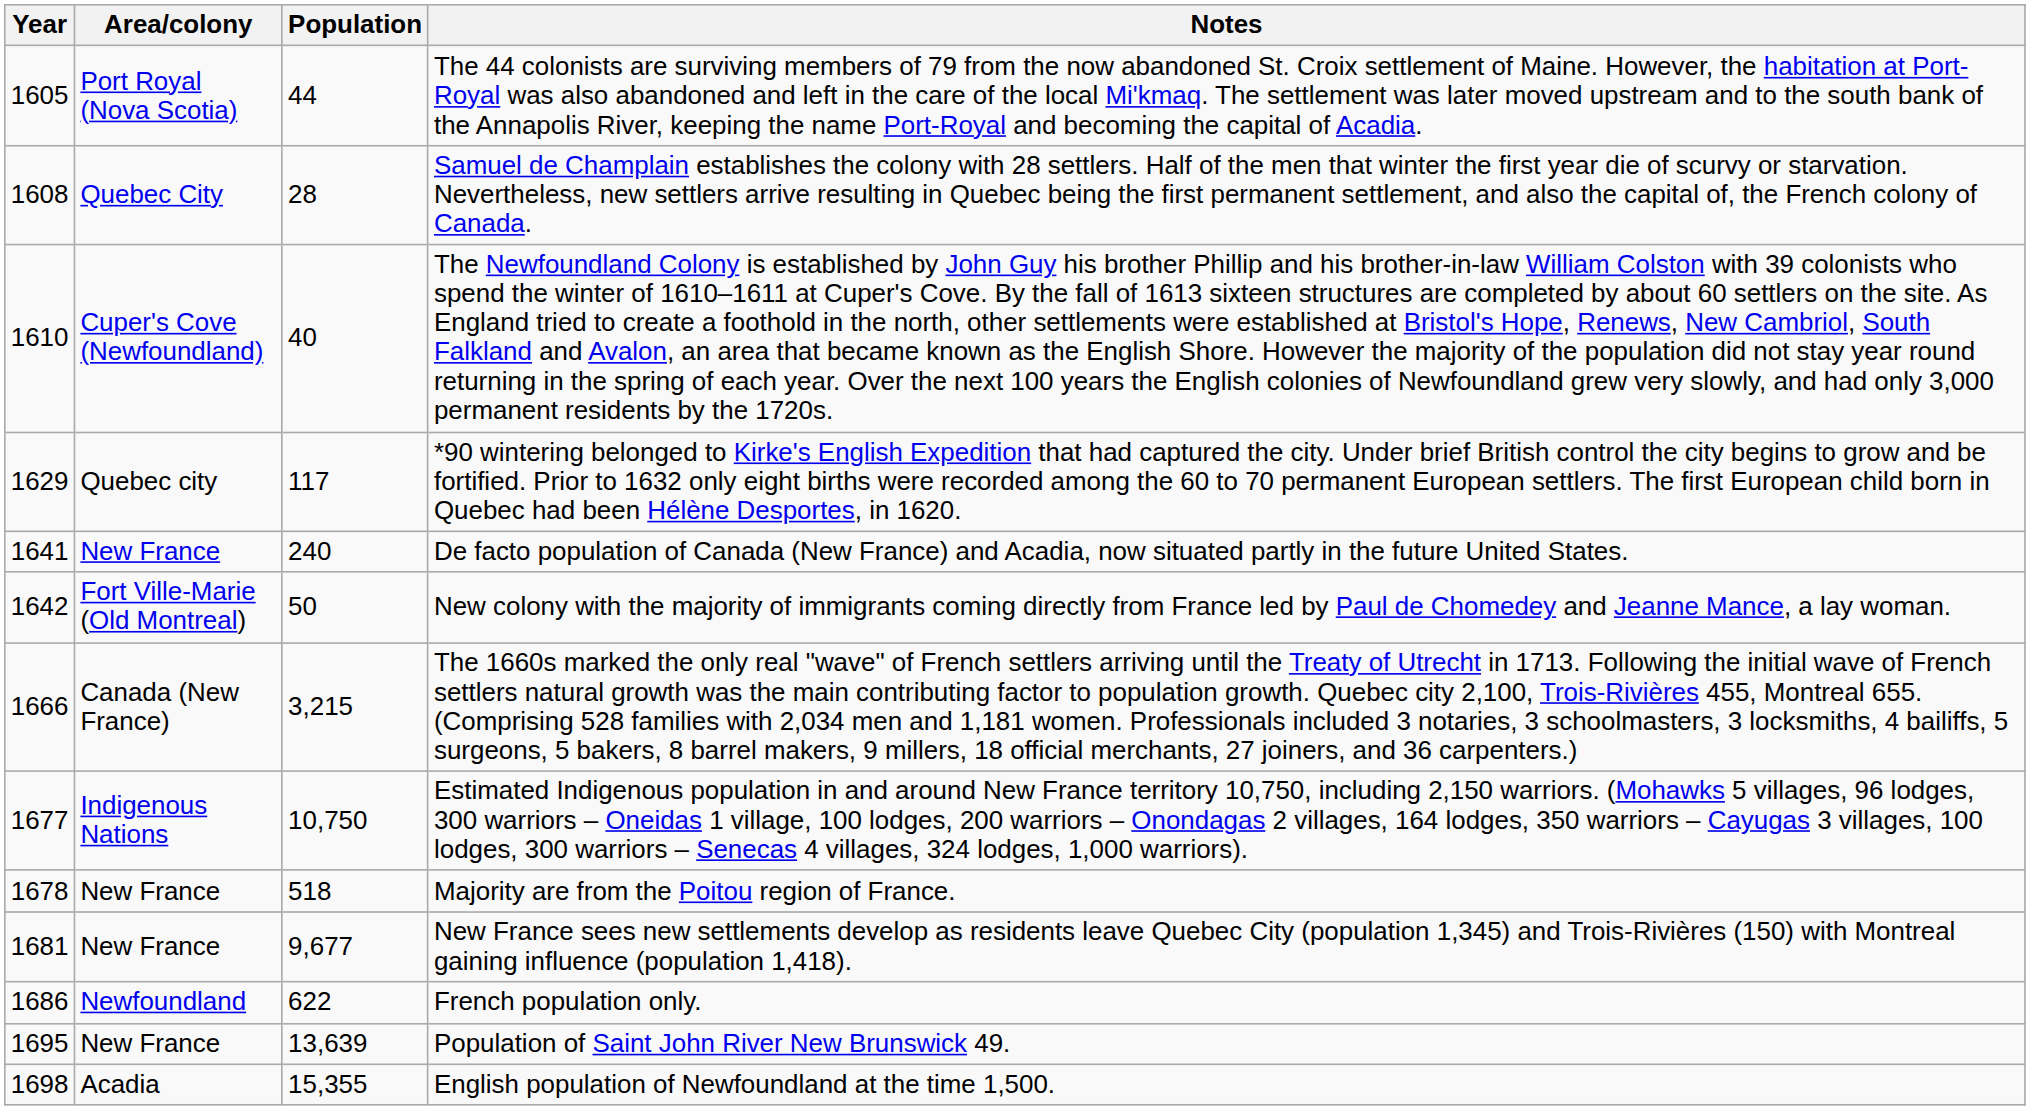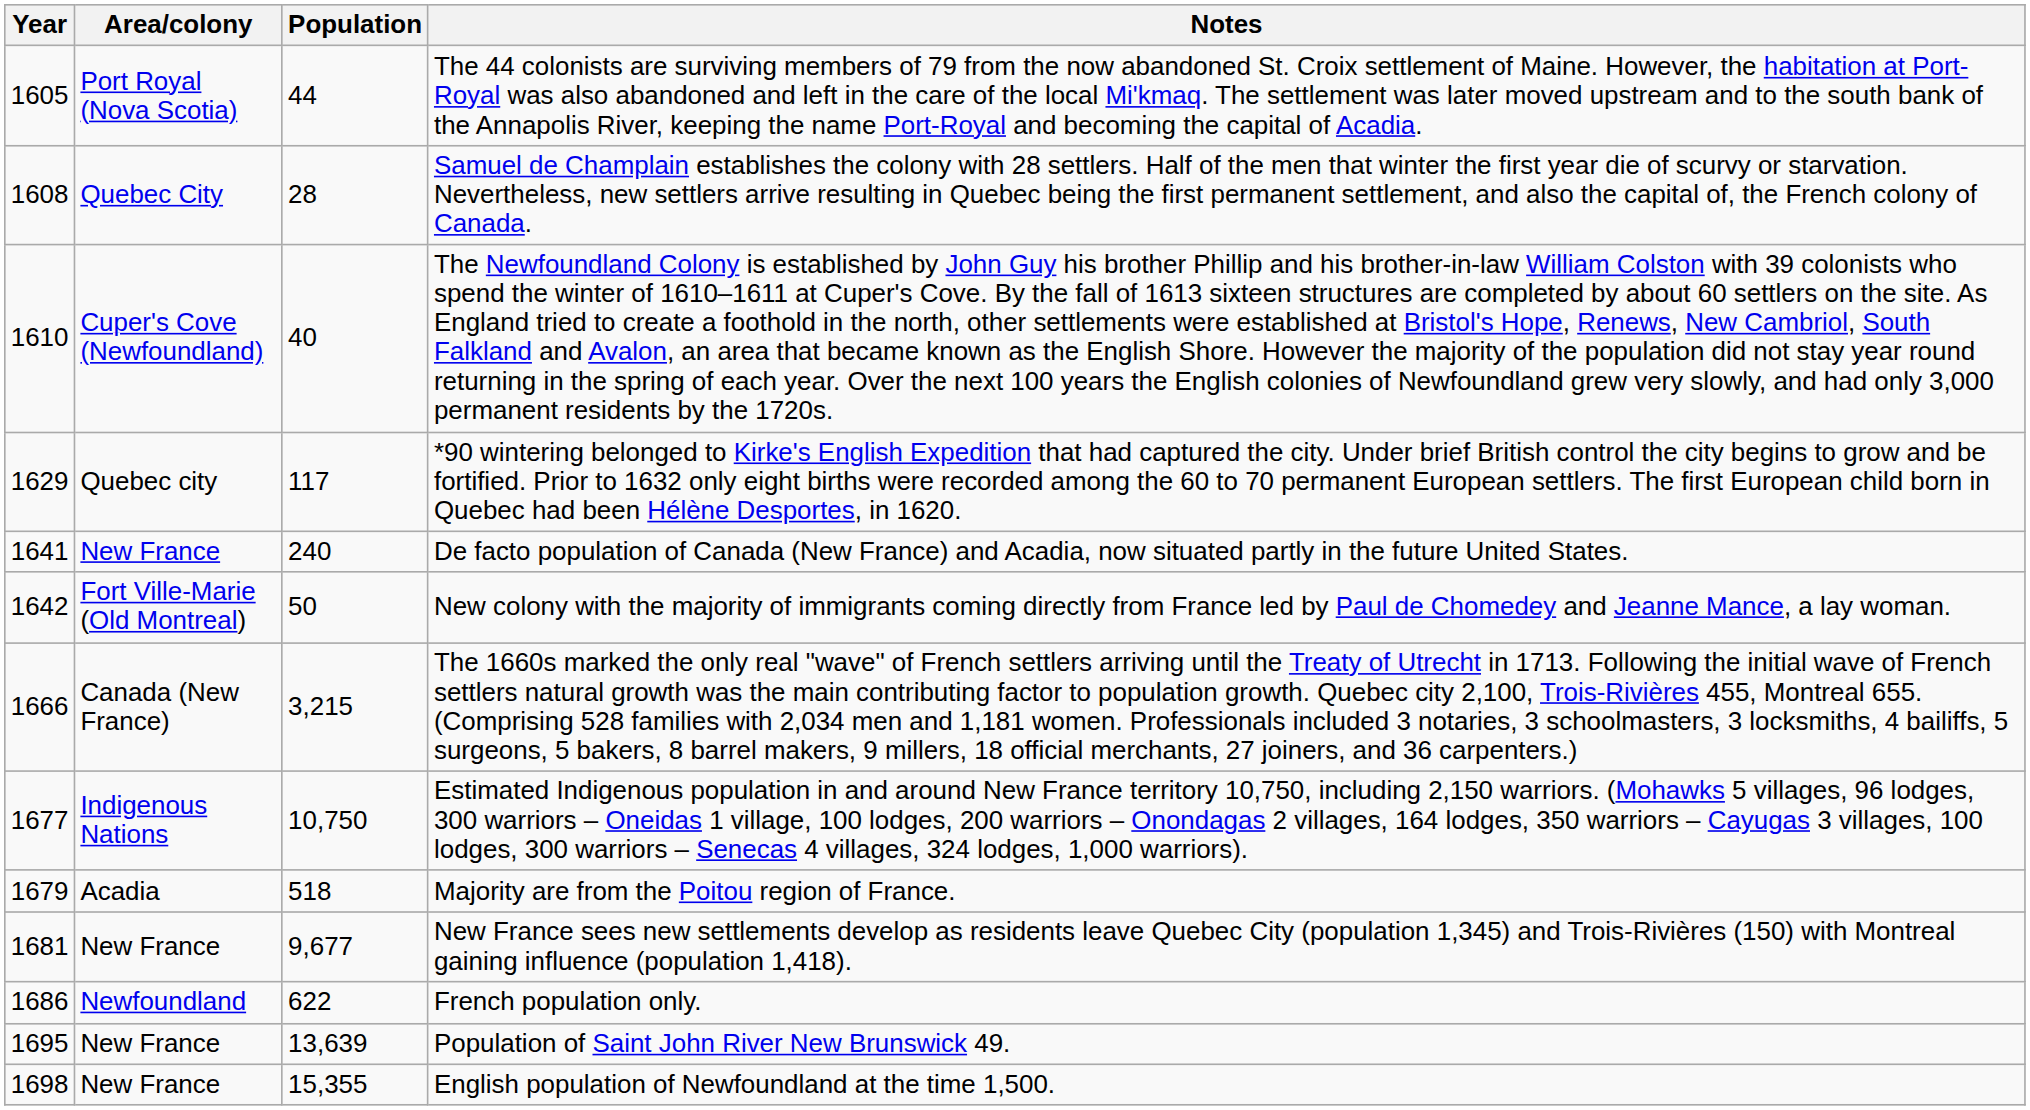(40, 890) 1678 -> (40, 890) 1679
(150, 890) New France -> (120, 890) Acadia
(120, 1084) Acadia -> (150, 1084) New France
